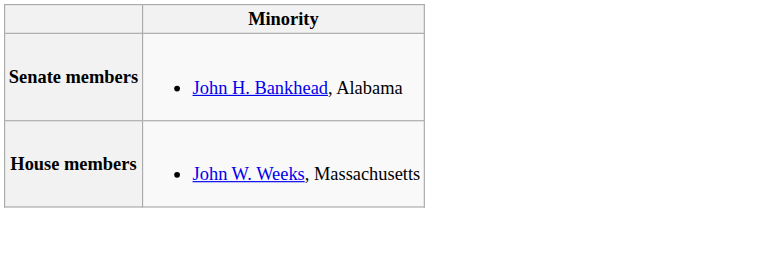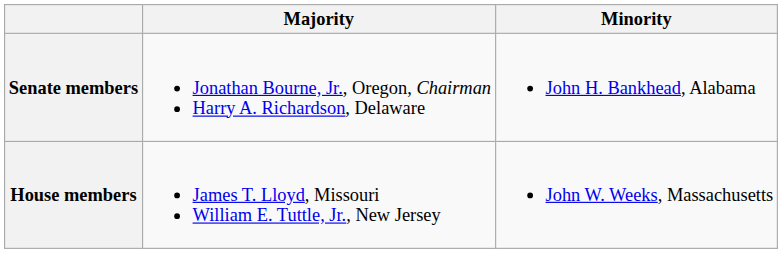+ column: (319, 19)
